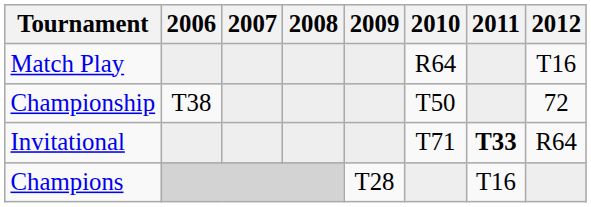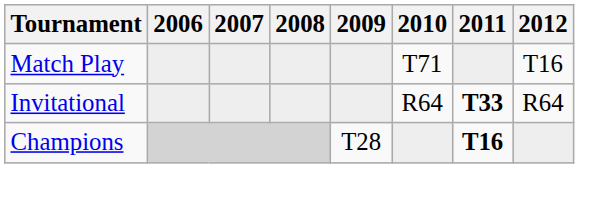(436, 63) R64 -> (422, 63) T71
- row: (83, 102)
(436, 142) T71 -> (422, 102) R64
(496, 181) normal -> (483, 142) bold
